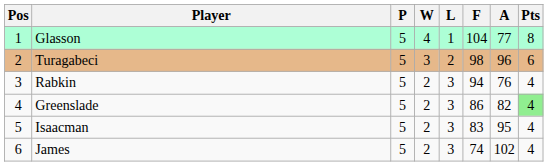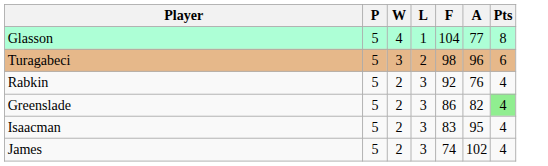- column: (18, 15)
(477, 82) 94 -> (449, 82) 92
